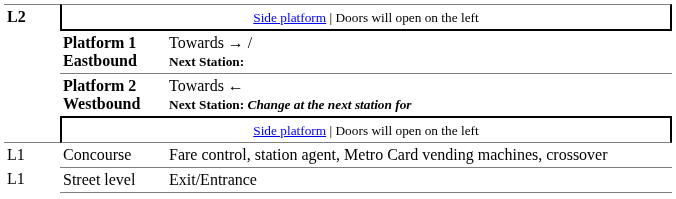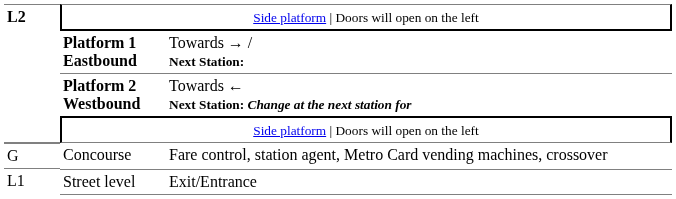(16, 154) L1 -> (13, 156) G
